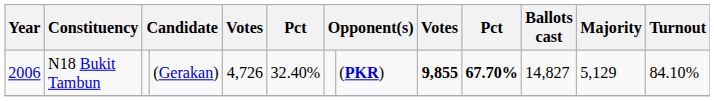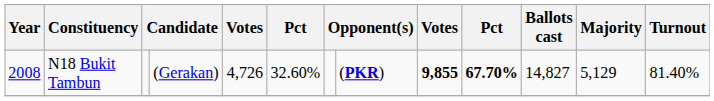(24, 72) 2006 -> (24, 72) 2008
(295, 72) 32.40% -> (295, 72) 32.60%
(674, 72) 84.10% -> (674, 72) 81.40%
